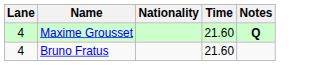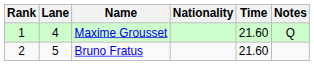+ column: (22, 13)
(256, 32) bold -> (290, 32) normal
(21, 51) 4 -> (55, 51) 5
